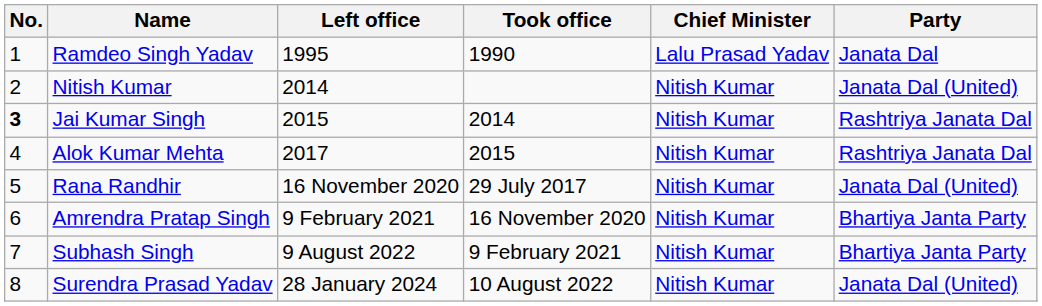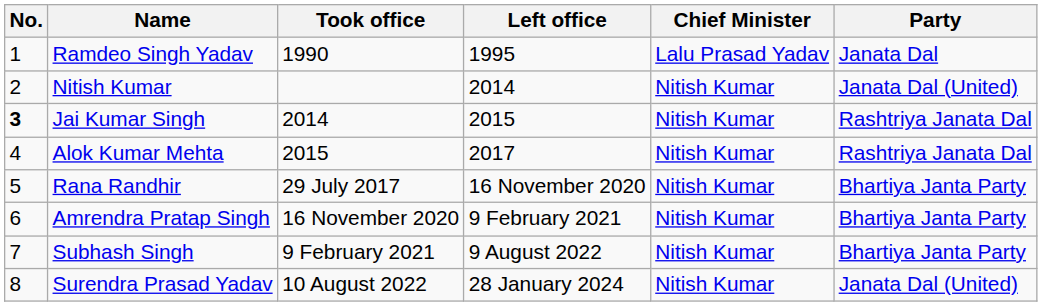columns swapped: (557, 20) <-> (371, 20)
(928, 185) Janata Dal (United) -> (932, 185) Bhartiya Janta Party
